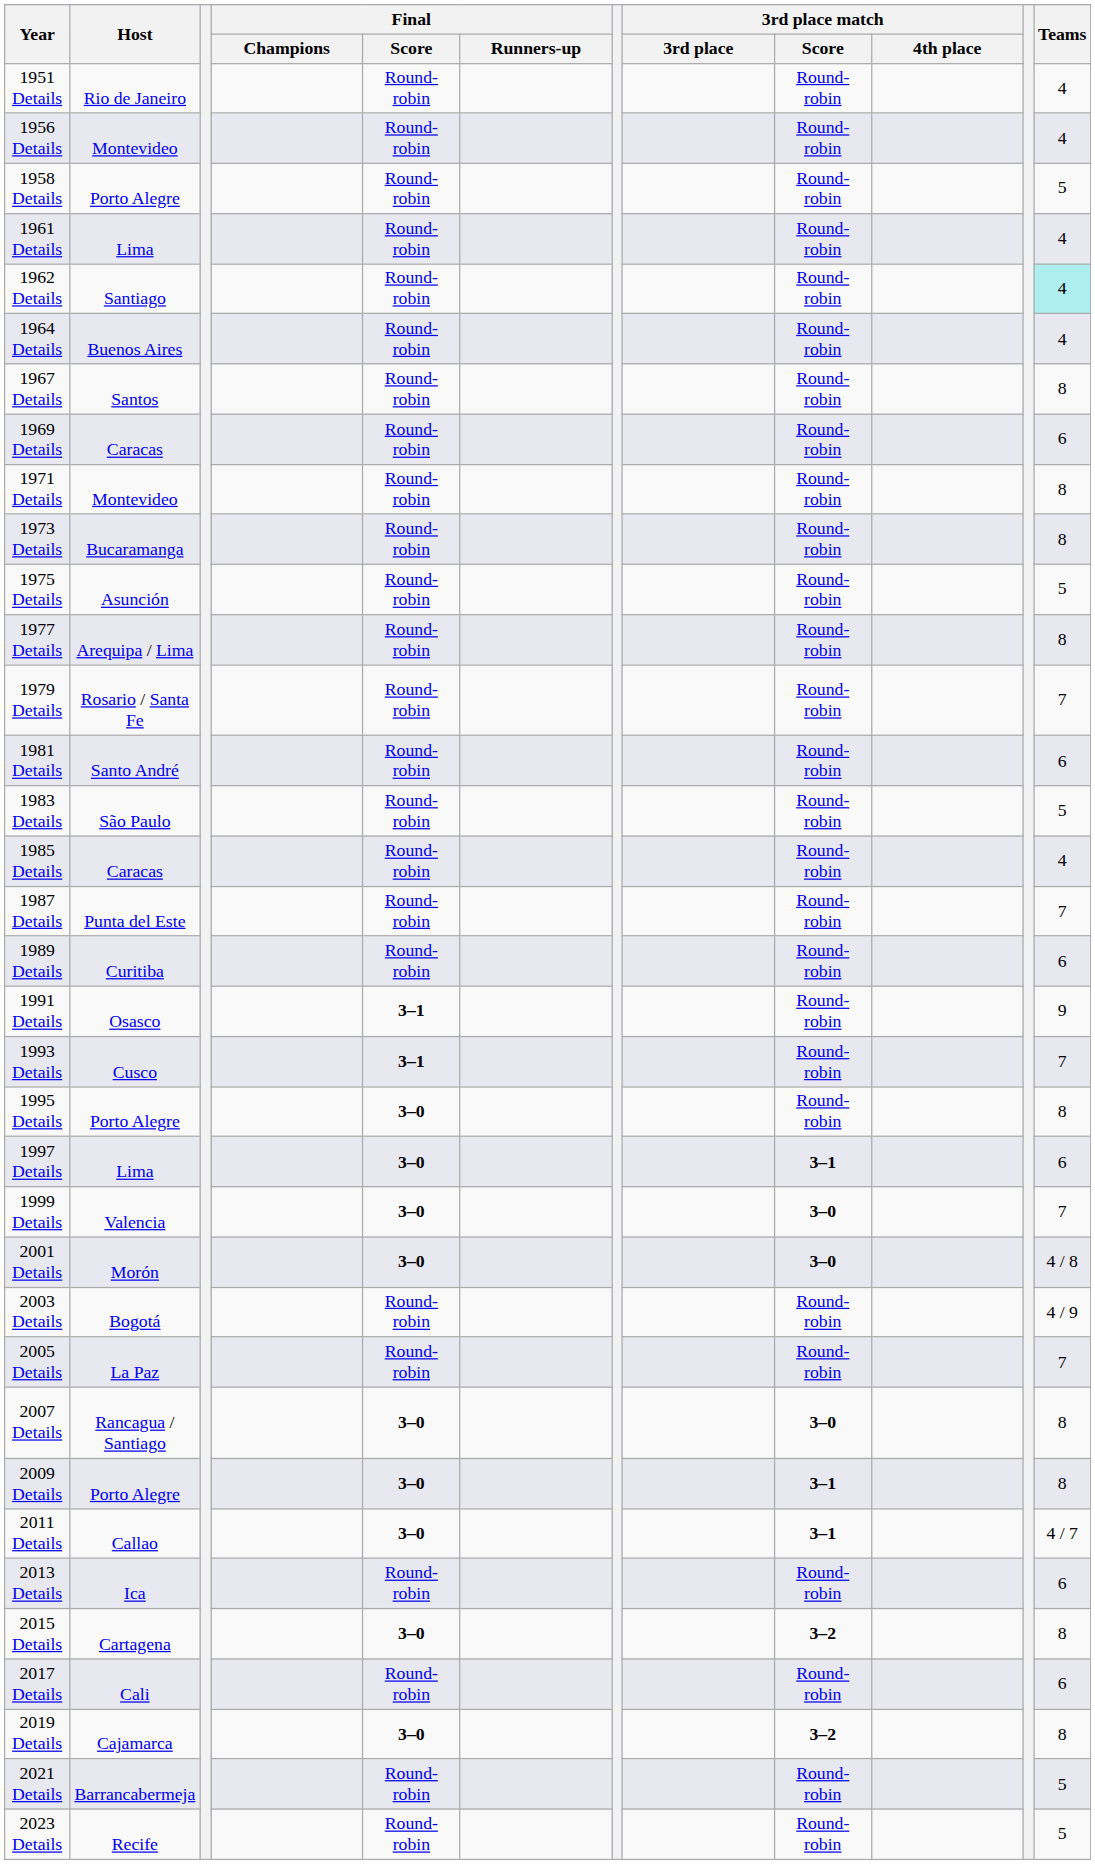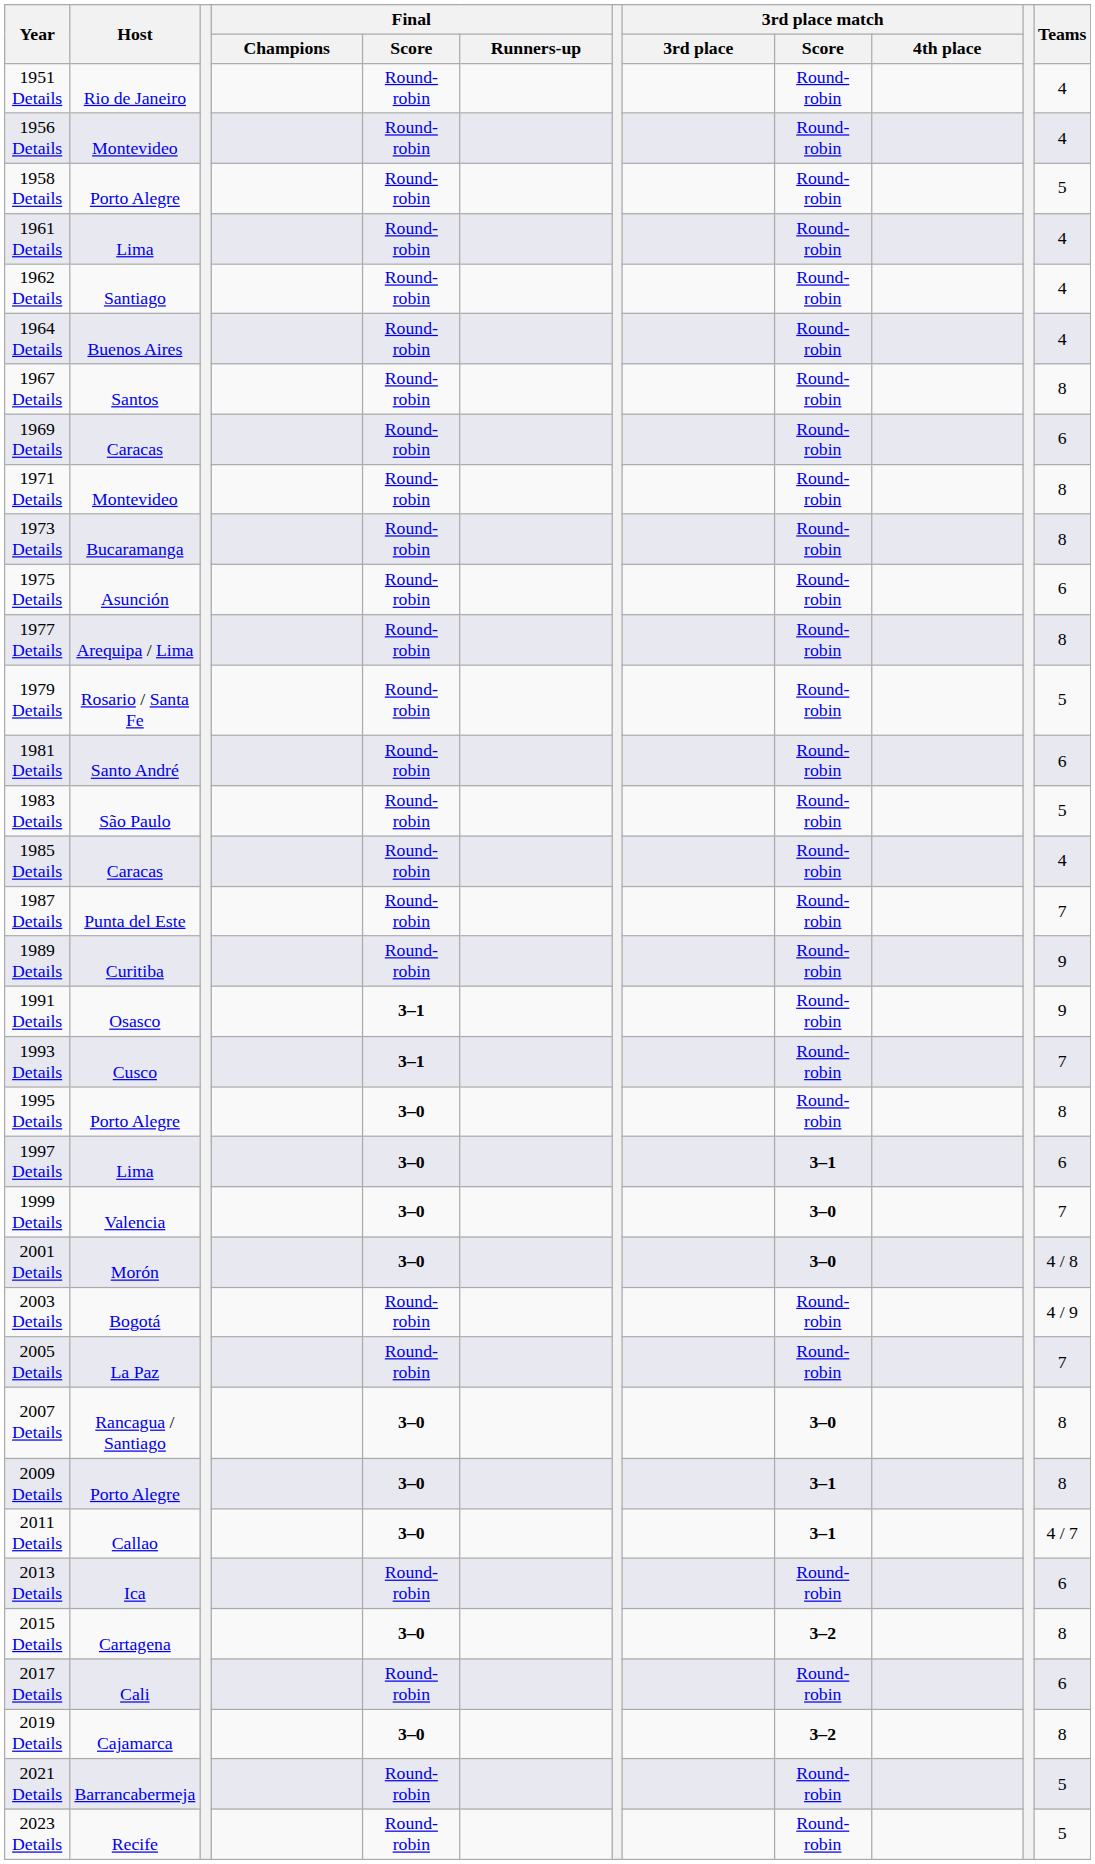(1062, 288) paleturquoise background -> (1062, 288) no background
(1062, 589) 5 -> (1062, 589) 6
(1062, 700) 7 -> (1062, 700) 5
(1062, 961) 6 -> (1062, 961) 9
